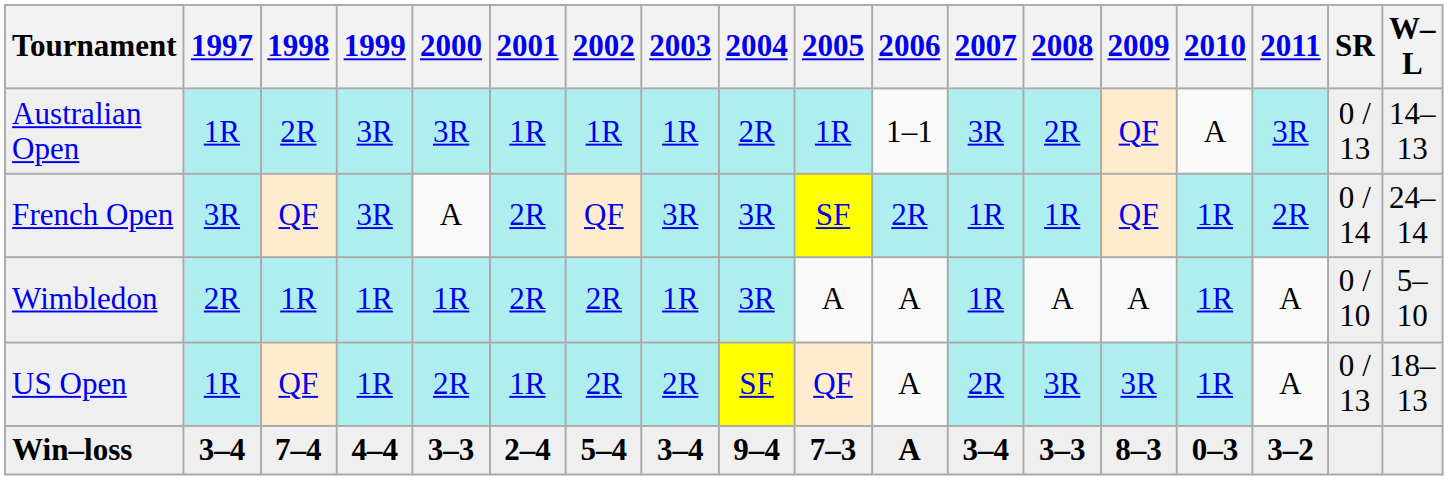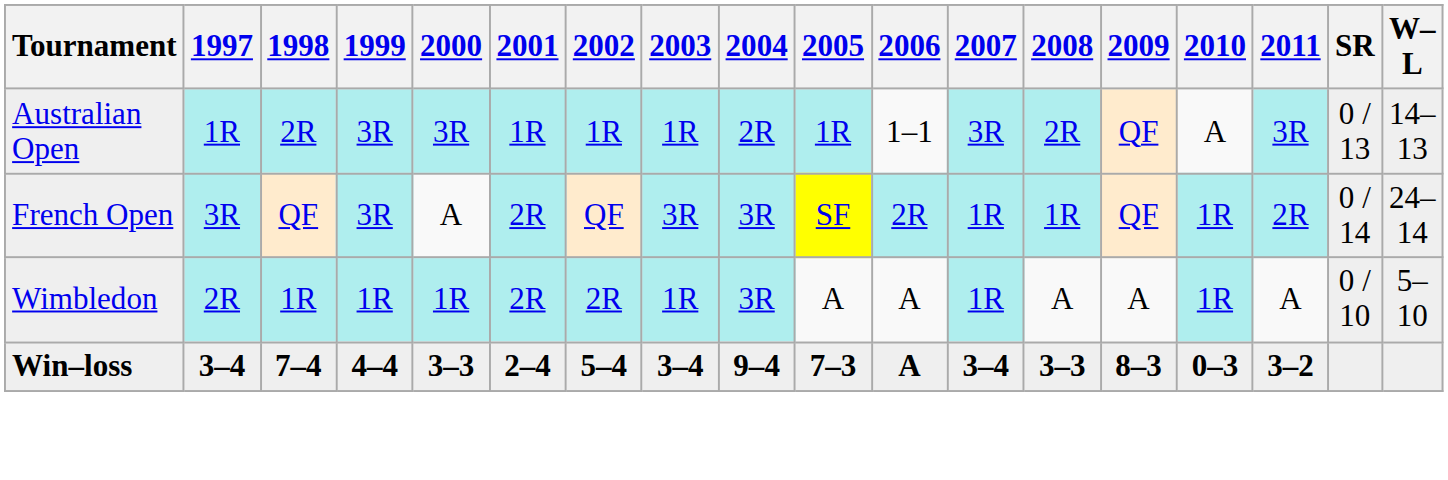- row: (69, 383)
